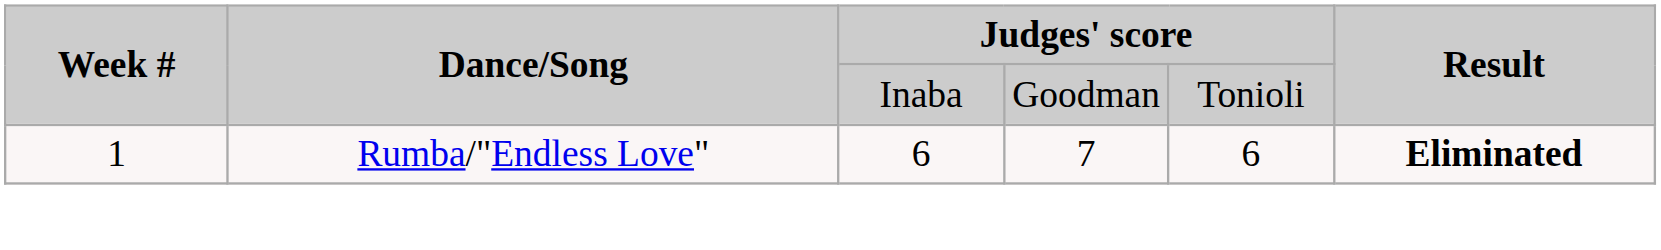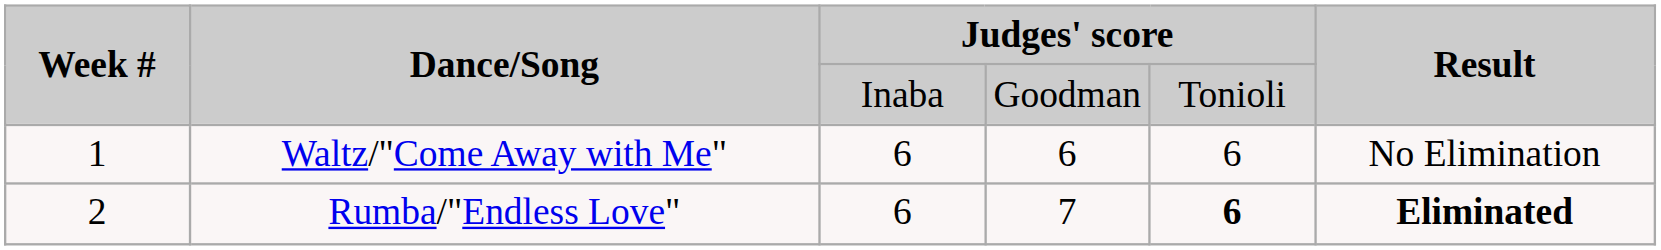+ row: (504, 153)
(117, 153) 1 -> (97, 212) 2
(1251, 153) normal -> (1232, 212) bold
